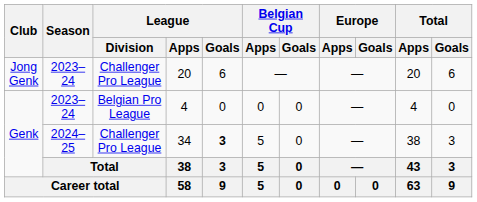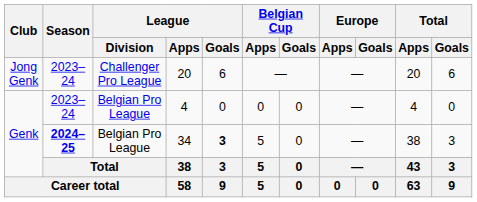(68, 140) normal -> (68, 140) bold
(130, 140) Challenger Pro League -> (129, 140) Belgian Pro League
